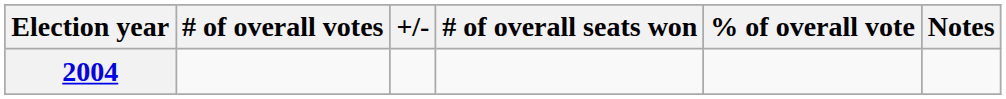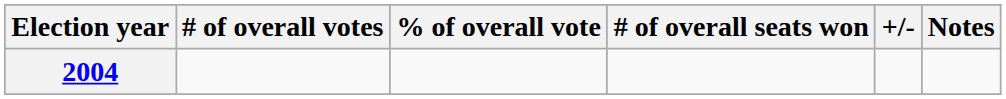columns swapped: (813, 26) <-> (413, 26)
